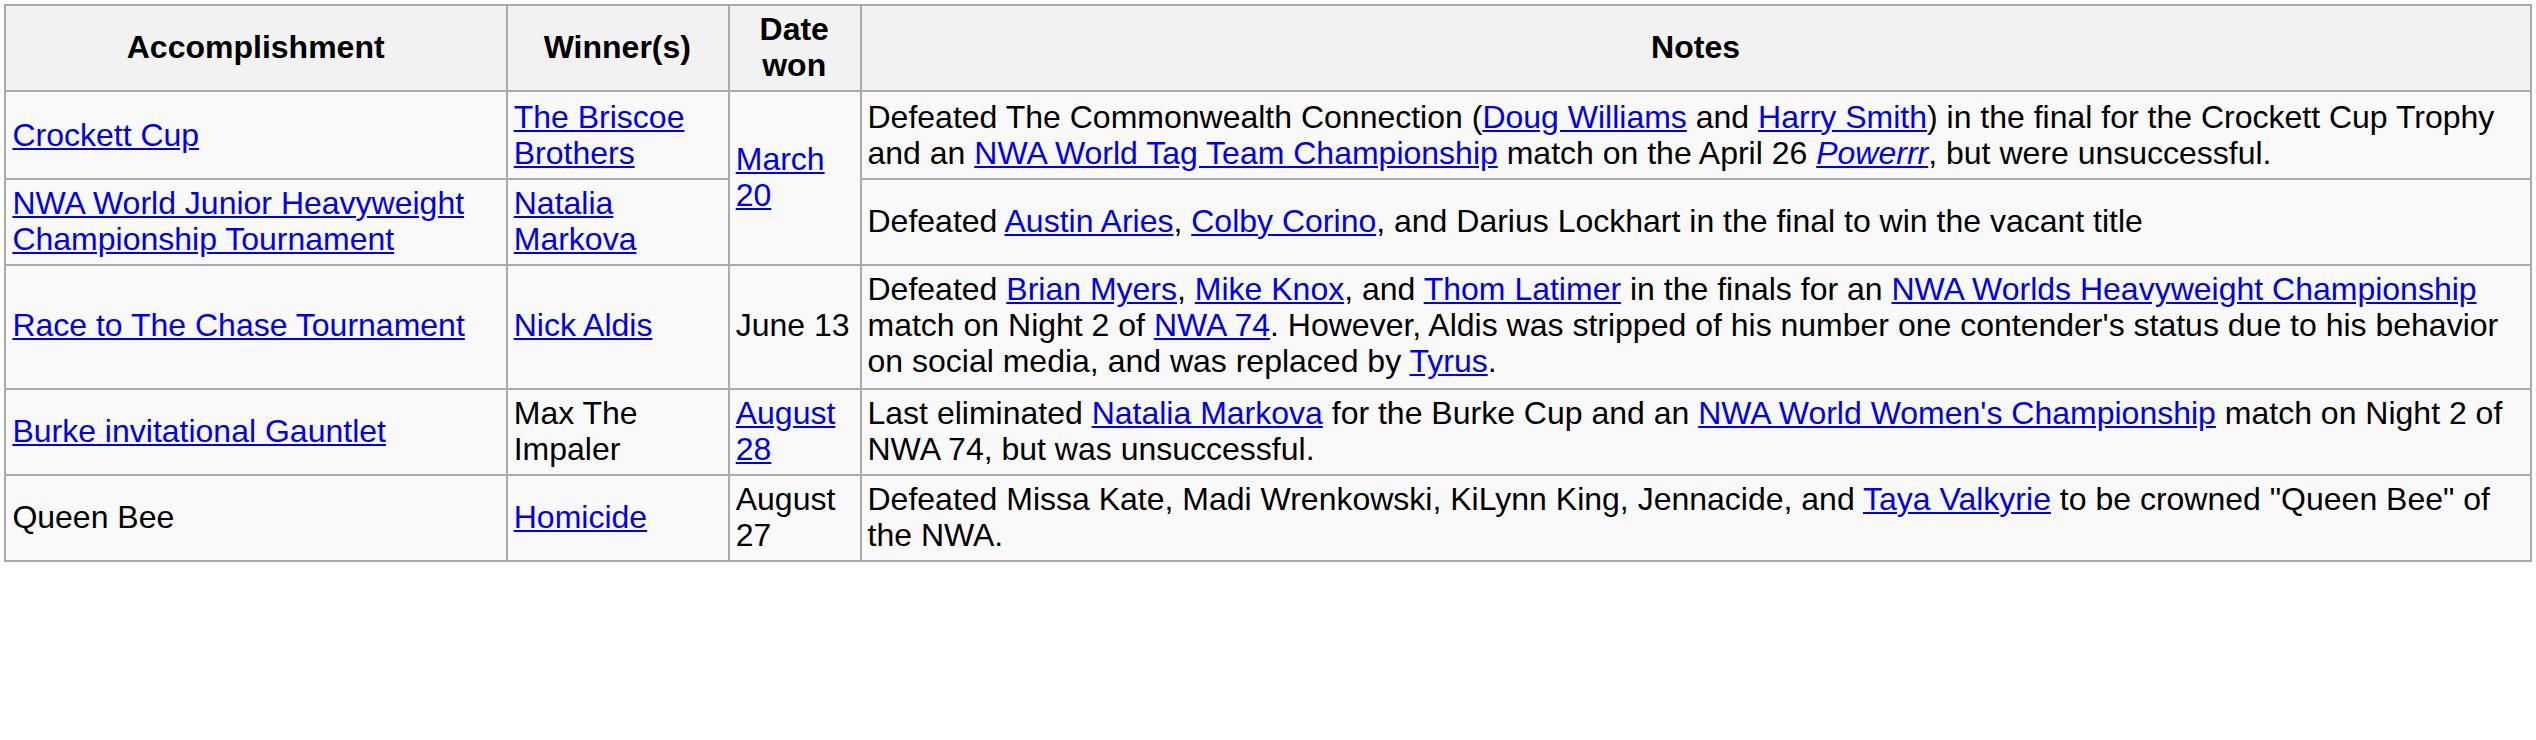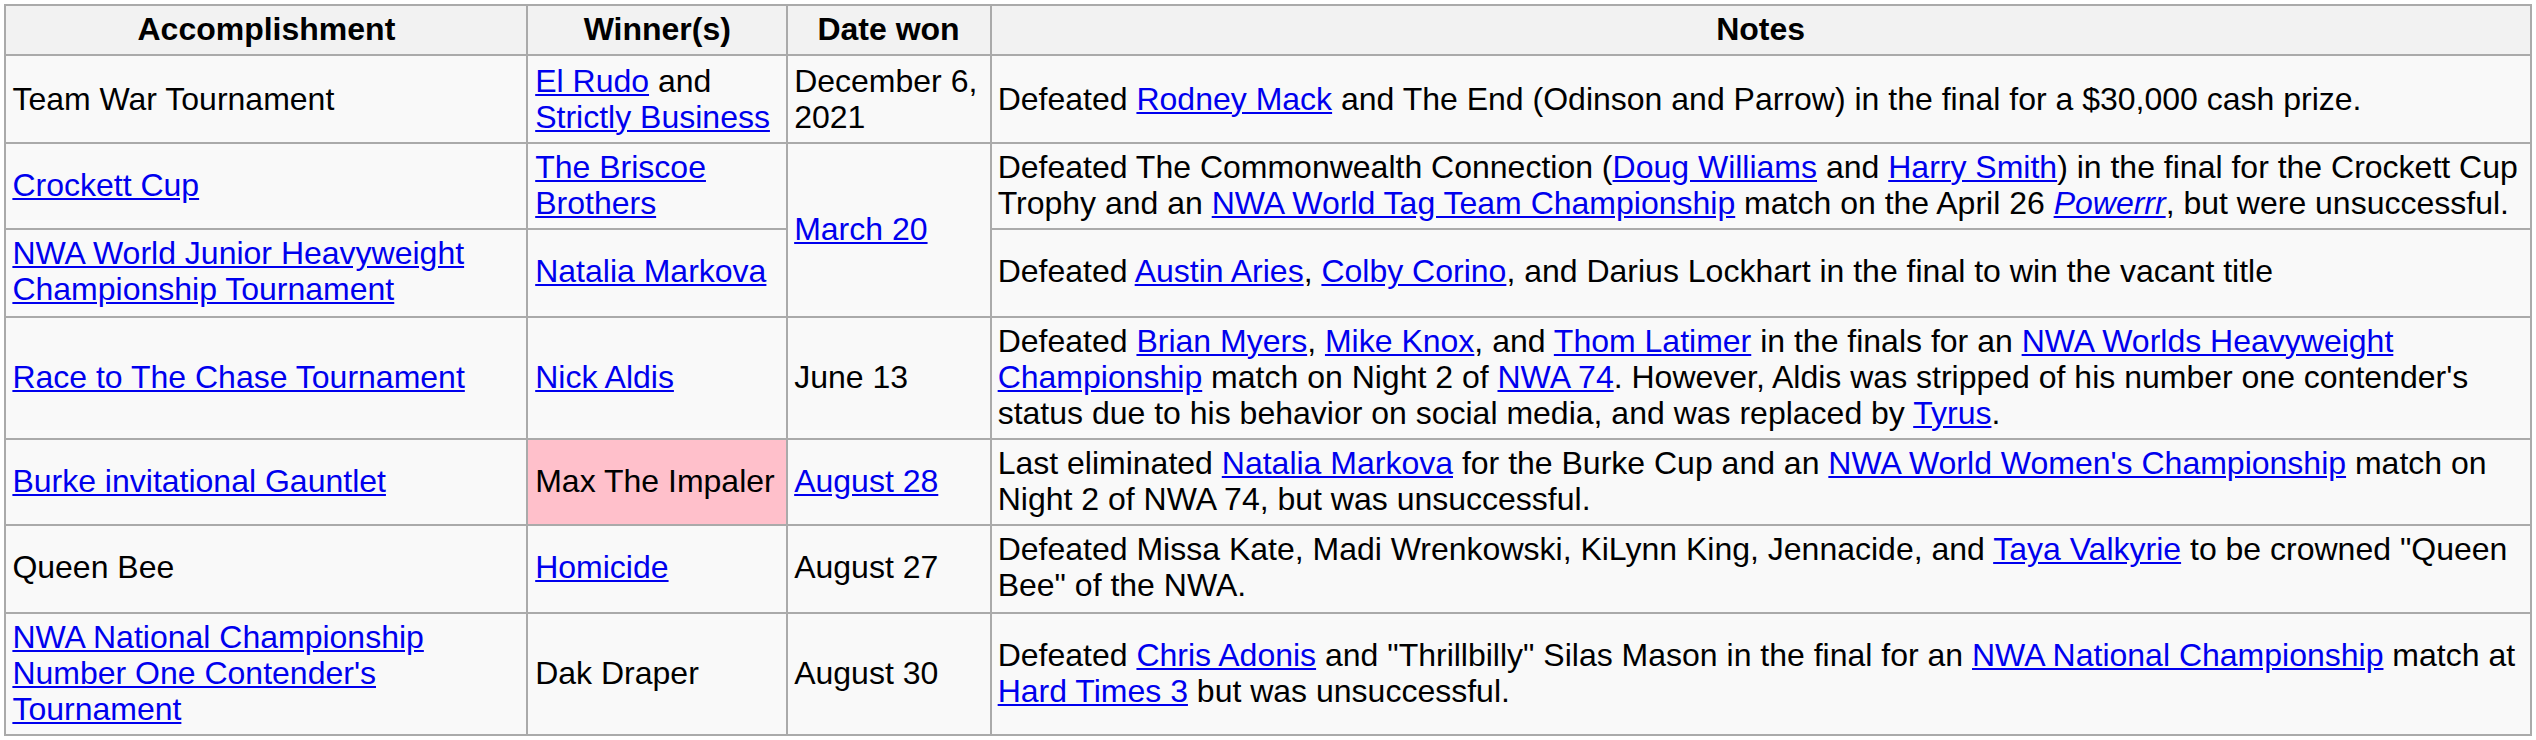+ row: (173, 98)
(576, 430) no background -> (655, 481) pink background
+ row: (218, 673)
